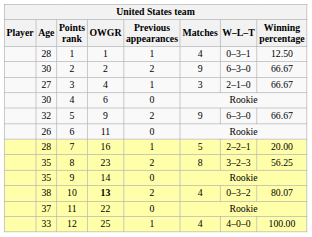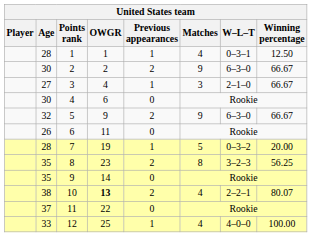(105, 147) 16 -> (105, 147) 19
(238, 147) 2–2–1 -> (238, 147) 0–3–2
(238, 193) 0–3–2 -> (238, 193) 2–2–1
